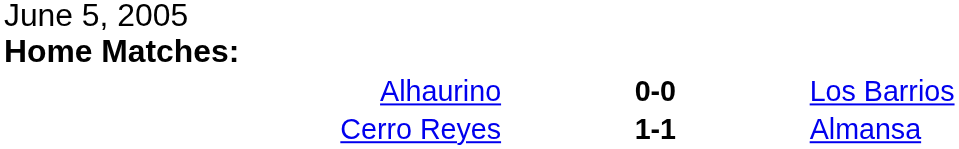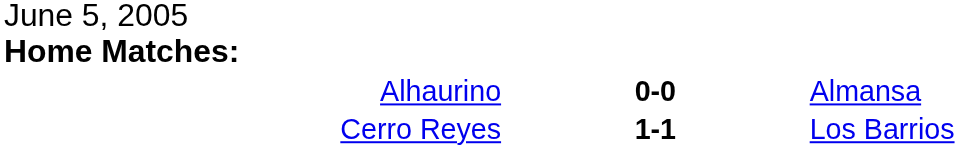(882, 91) Los Barrios -> (865, 91) Almansa
(865, 129) Almansa -> (882, 129) Los Barrios
